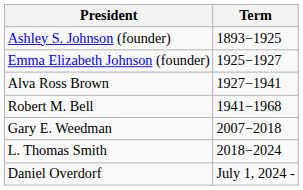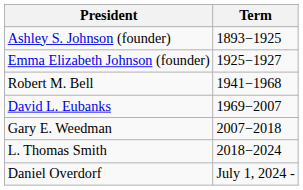- row: (58, 83)
+ row: (59, 106)
